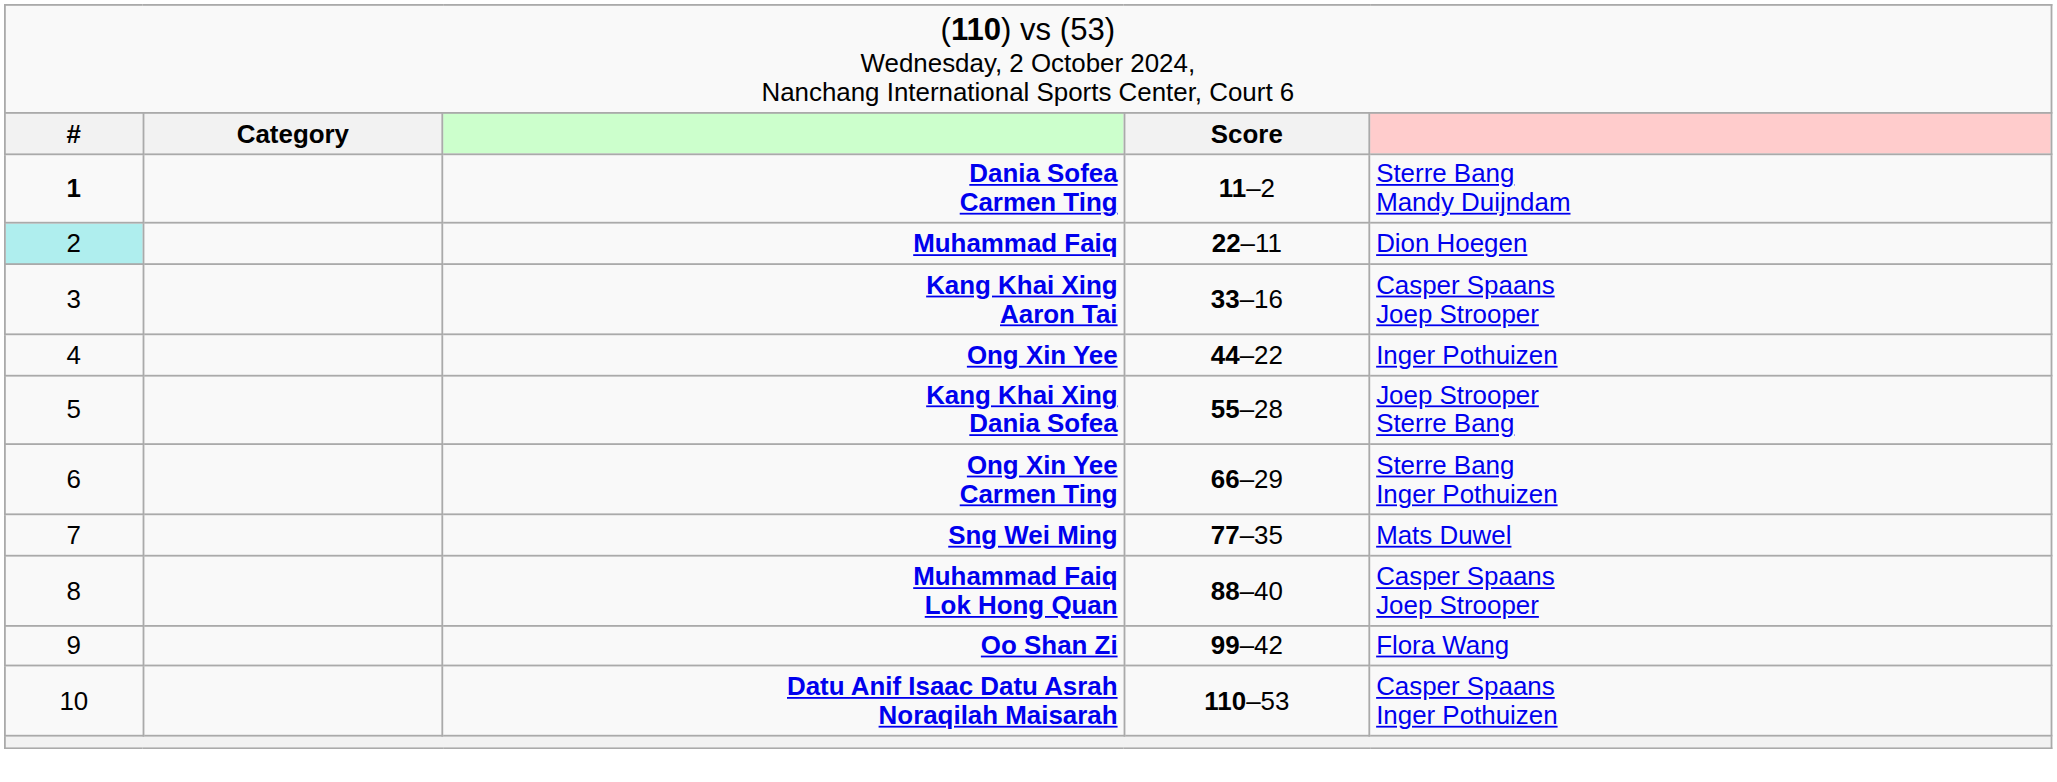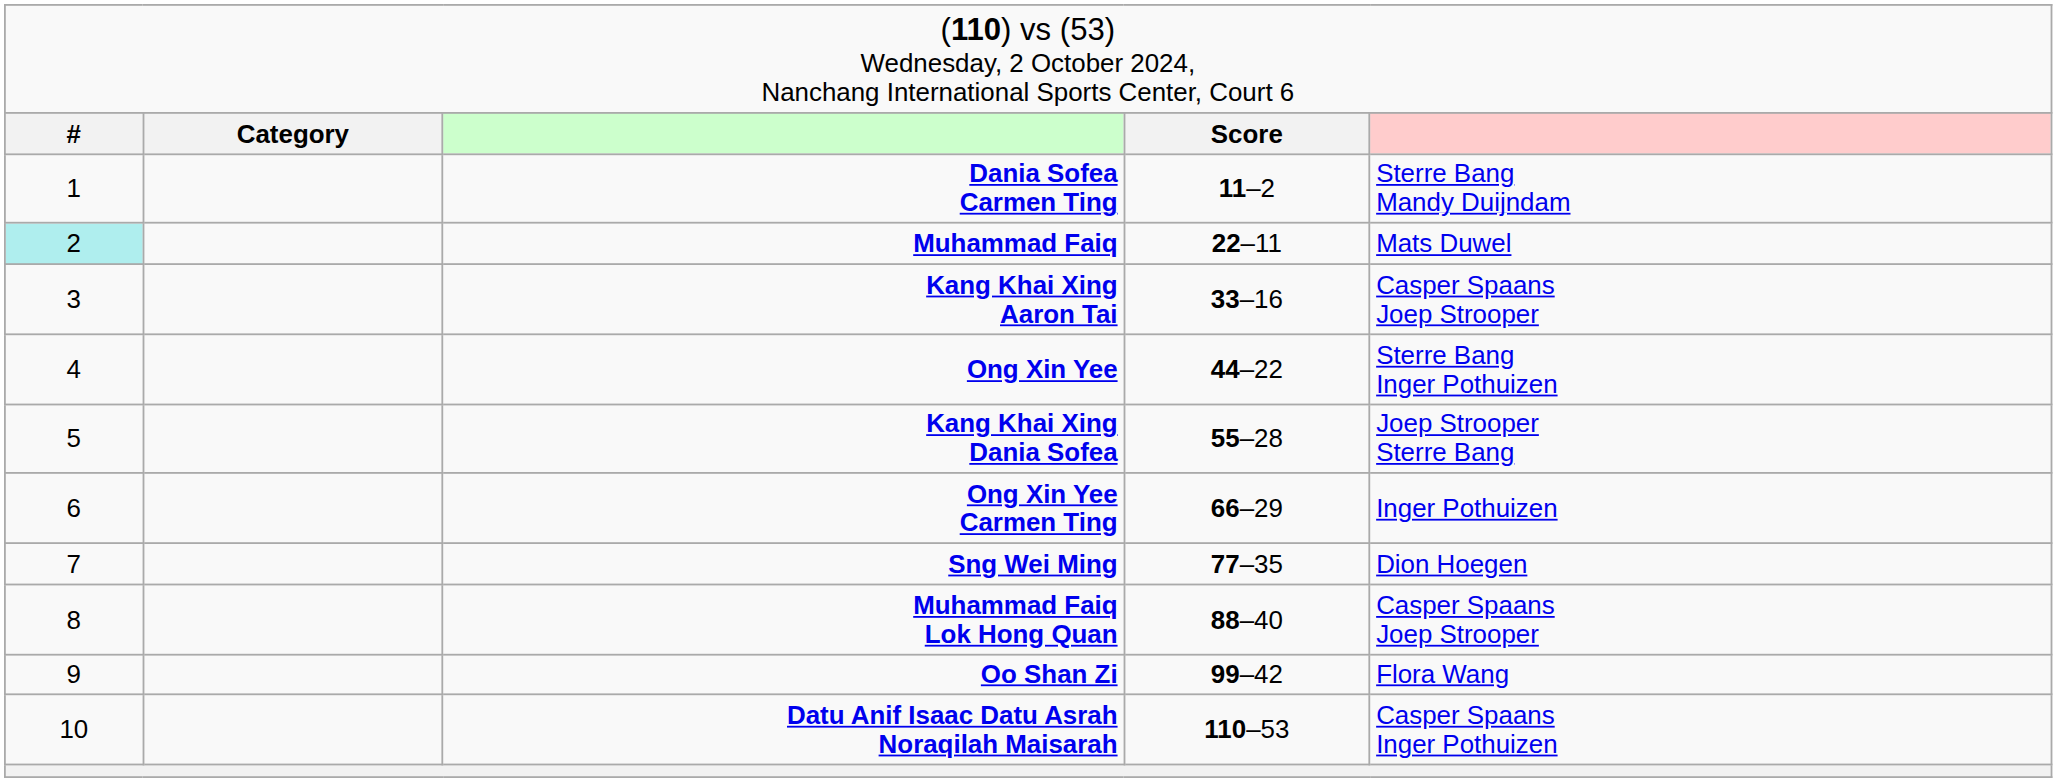(74, 189) bold -> (74, 189) normal
(1452, 244) Dion Hoegen -> (1444, 244) Mats Duwel
(1467, 355) Inger Pothuizen -> (1467, 369) Sterre Bang Inger Pothuizen
(1467, 480) Sterre Bang Inger Pothuizen -> (1467, 509) Inger Pothuizen
(1444, 535) Mats Duwel -> (1452, 564) Dion Hoegen
